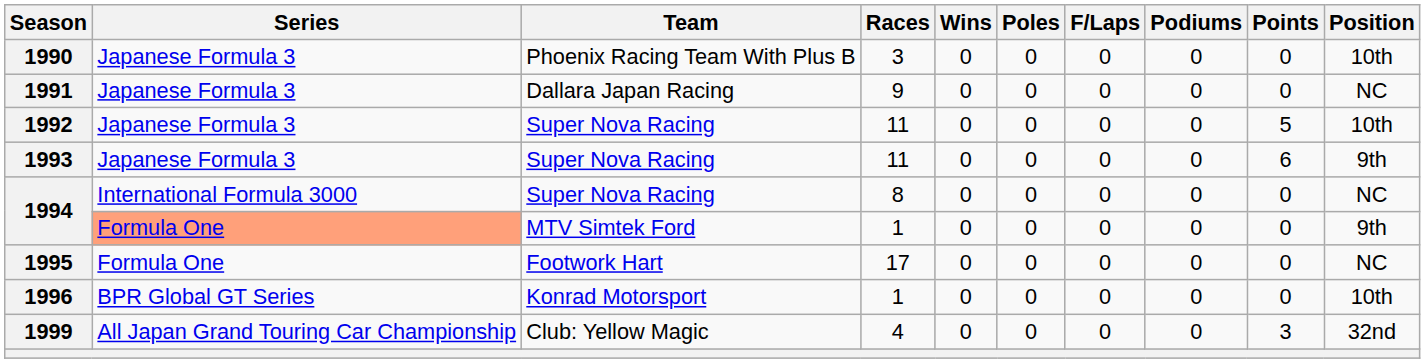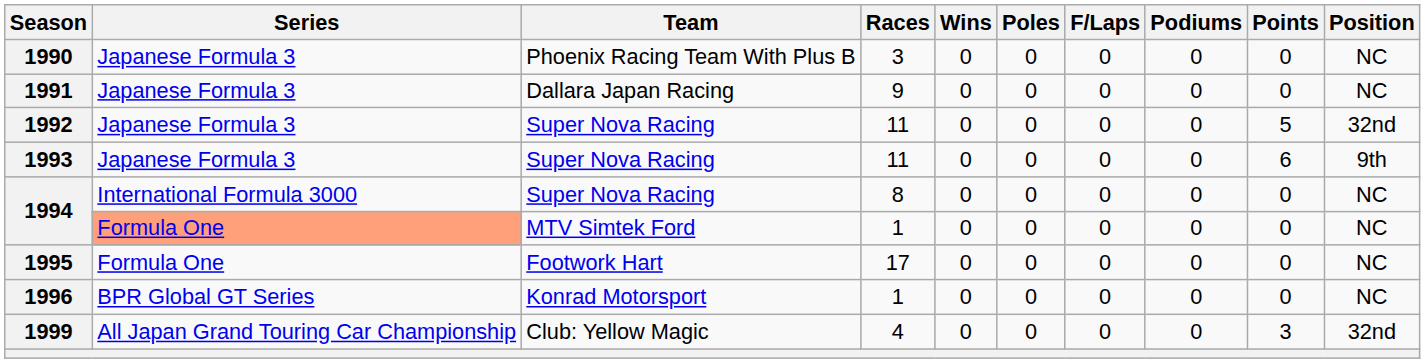(1372, 57) 10th -> (1372, 57) NC
(1372, 125) 10th -> (1372, 125) 32nd
(1372, 228) 9th -> (1372, 228) NC
(1372, 297) 10th -> (1372, 297) NC
